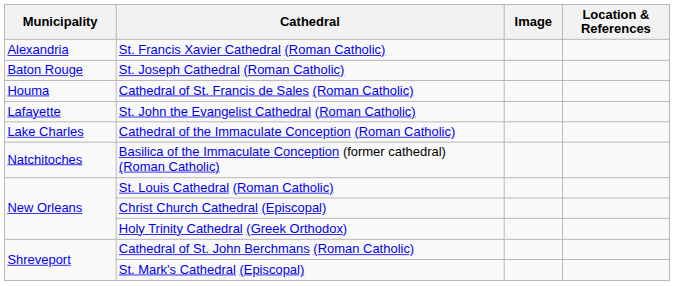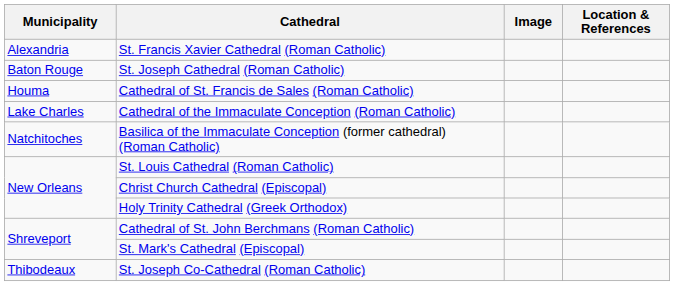- row: (267, 111)
+ row: (242, 270)
